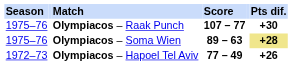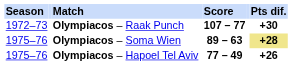(27, 26) 1975–76 -> (27, 26) 1972–73
(27, 55) 1972–73 -> (27, 55) 1975–76
